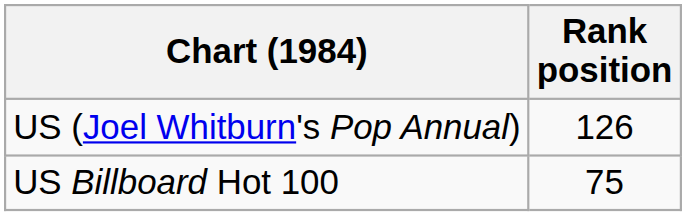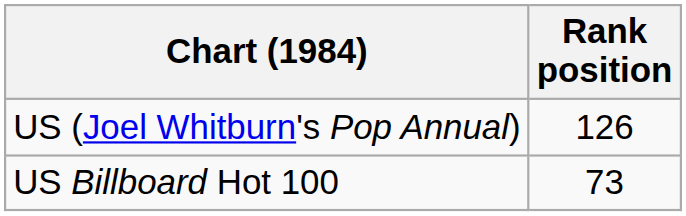(605, 182) 75 -> (605, 182) 73
